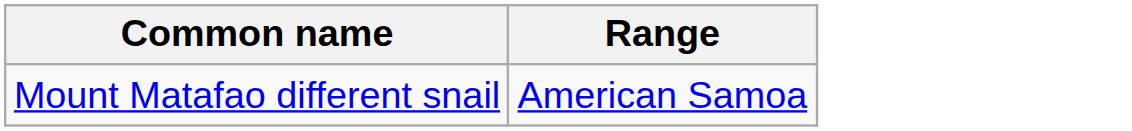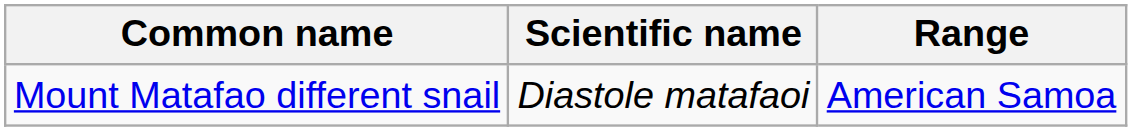+ column: (663, 34)
